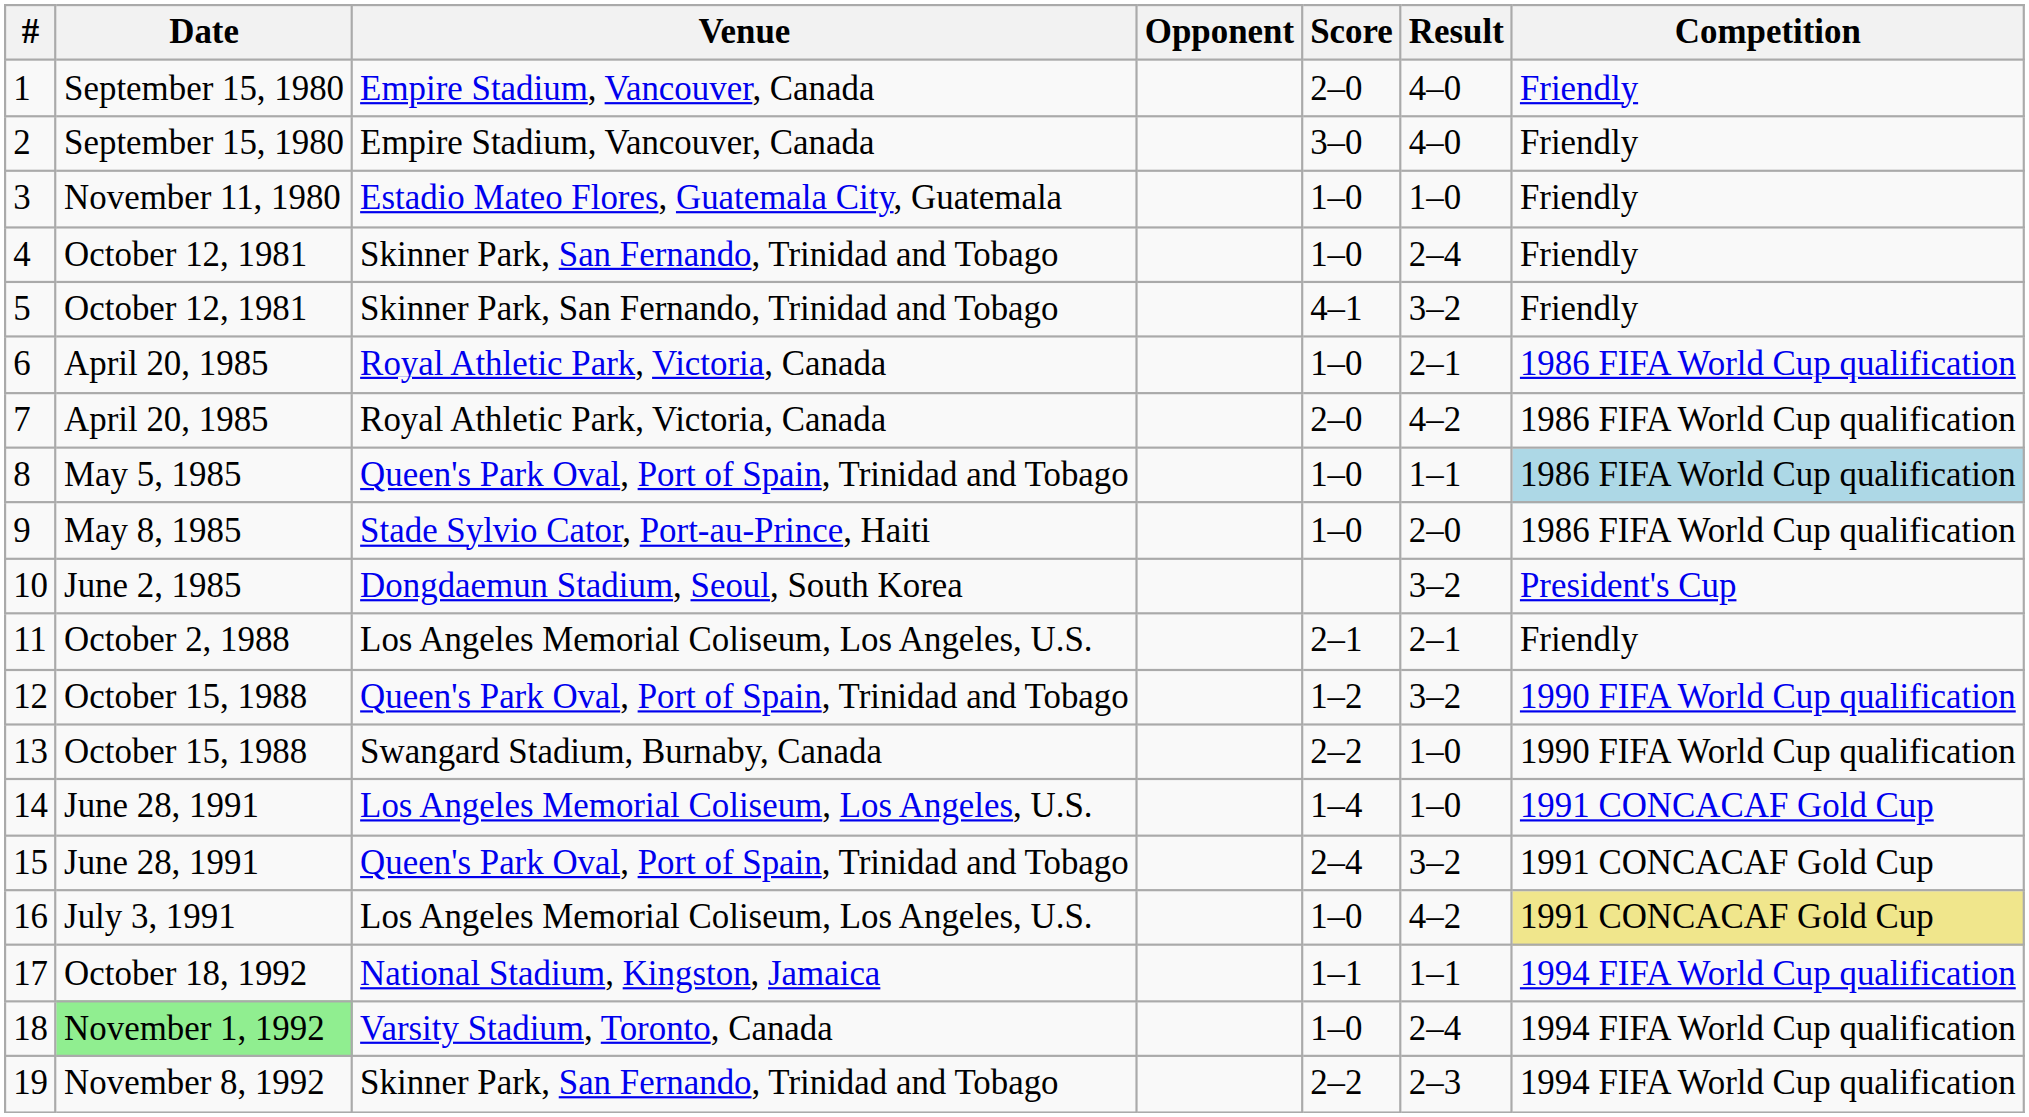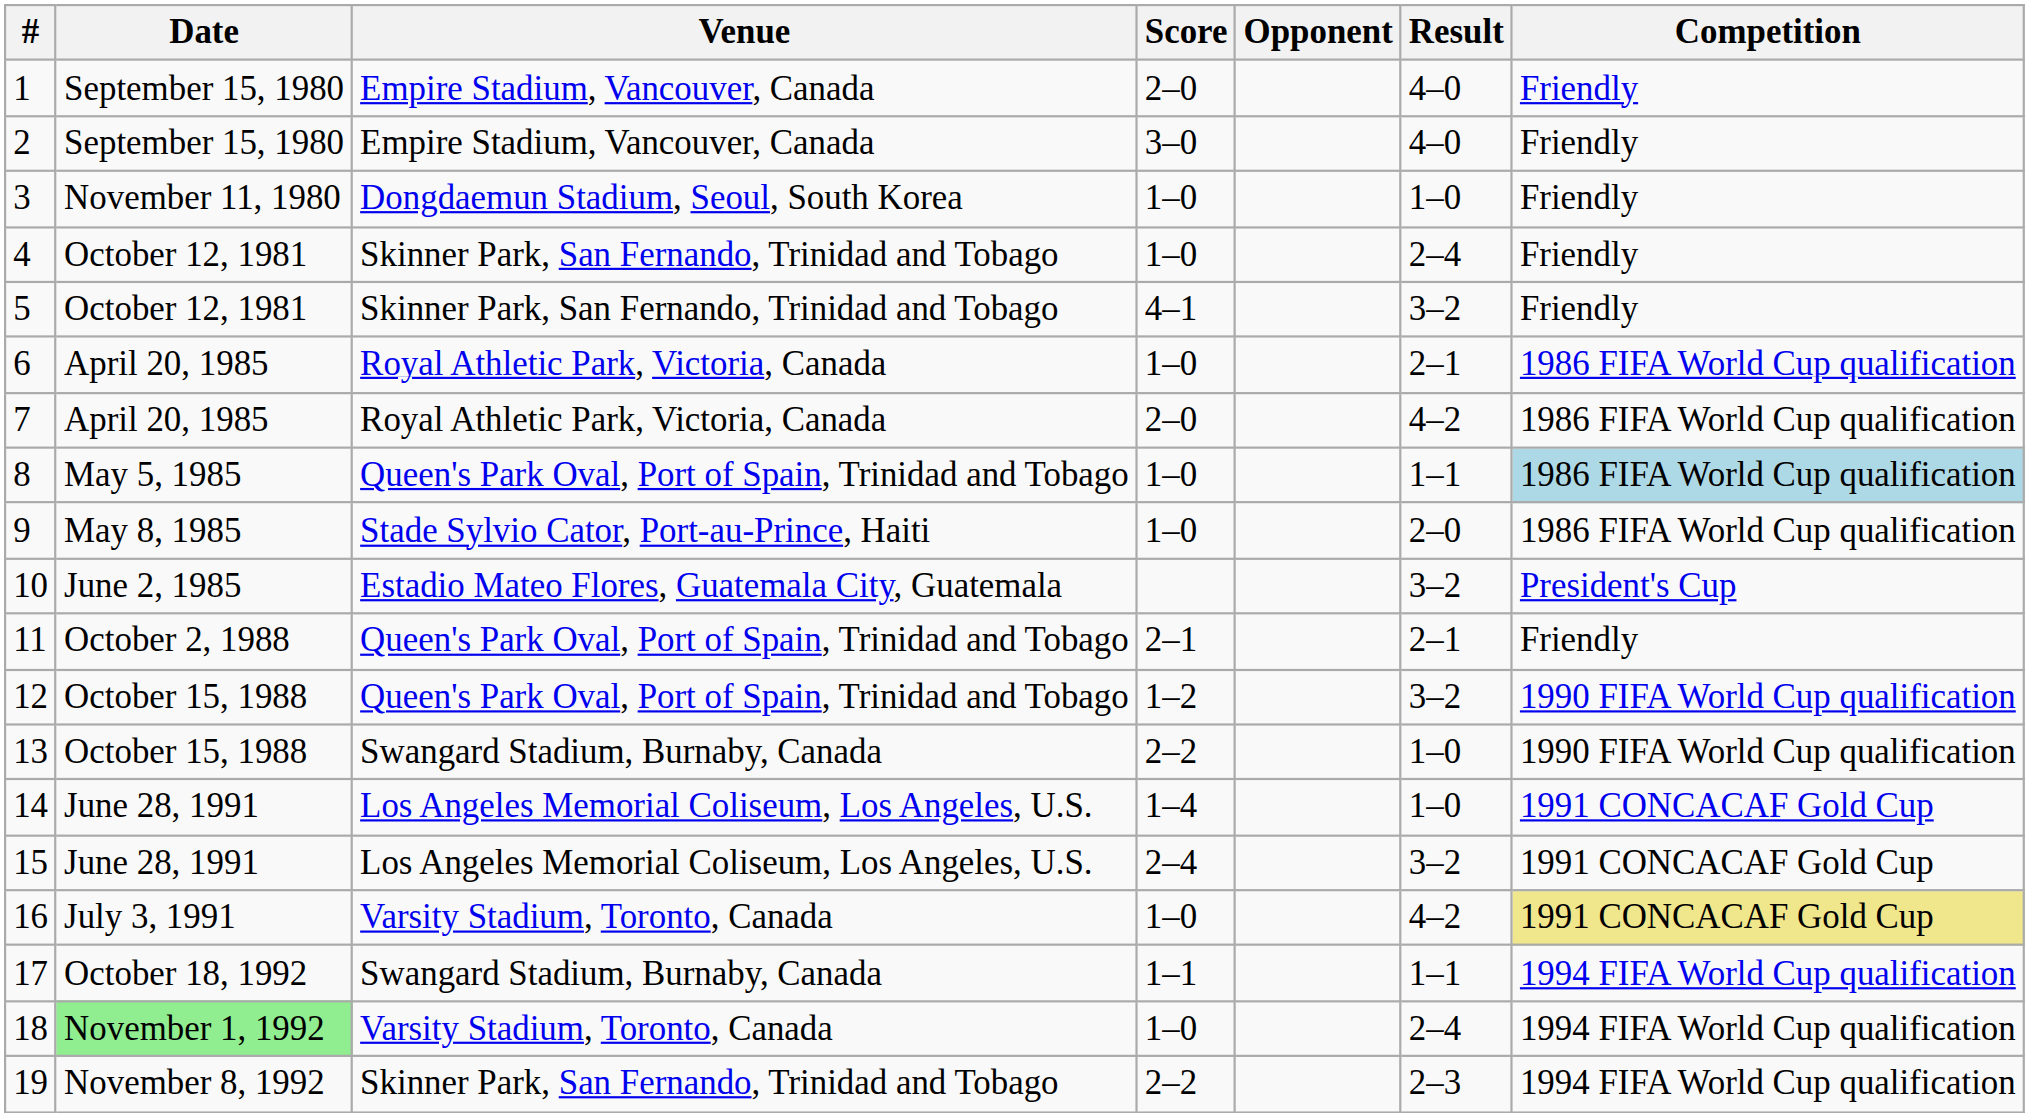columns swapped: (1219, 32) <-> (1351, 32)
(711, 198) Estadio Mateo Flores, Guatemala City, Guatemala -> (661, 198) Dongdaemun Stadium, Seoul, South Korea
(661, 585) Dongdaemun Stadium, Seoul, South Korea -> (711, 585) Estadio Mateo Flores, Guatemala City, Guatemala
(726, 640) Los Angeles Memorial Coliseum, Los Angeles, U.S. -> (744, 640) Queen's Park Oval, Port of Spain, Trinidad and Tobago
(744, 861) Queen's Park Oval, Port of Spain, Trinidad and Tobago -> (726, 861) Los Angeles Memorial Coliseum, Los Angeles, U.S.
(726, 917) Los Angeles Memorial Coliseum, Los Angeles, U.S. -> (596, 917) Varsity Stadium, Toronto, Canada
(620, 972) National Stadium, Kingston, Jamaica -> (621, 972) Swangard Stadium, Burnaby, Canada
